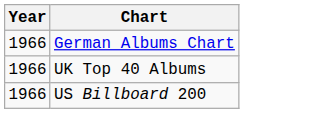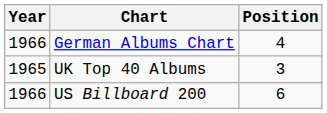+ column: (280, 18)
(27, 69) 1966 -> (27, 69) 1965
